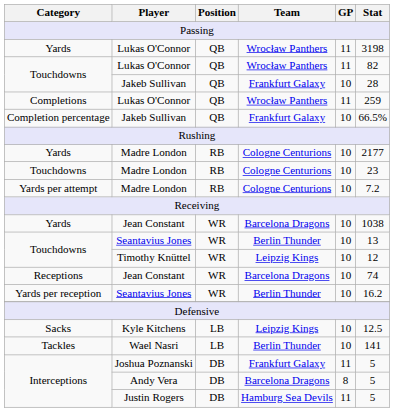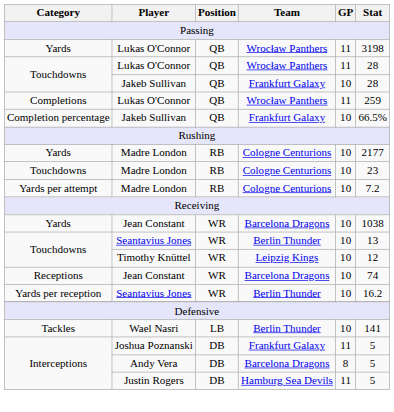(373, 65) 82 -> (373, 65) 28
- row: (58, 328)
